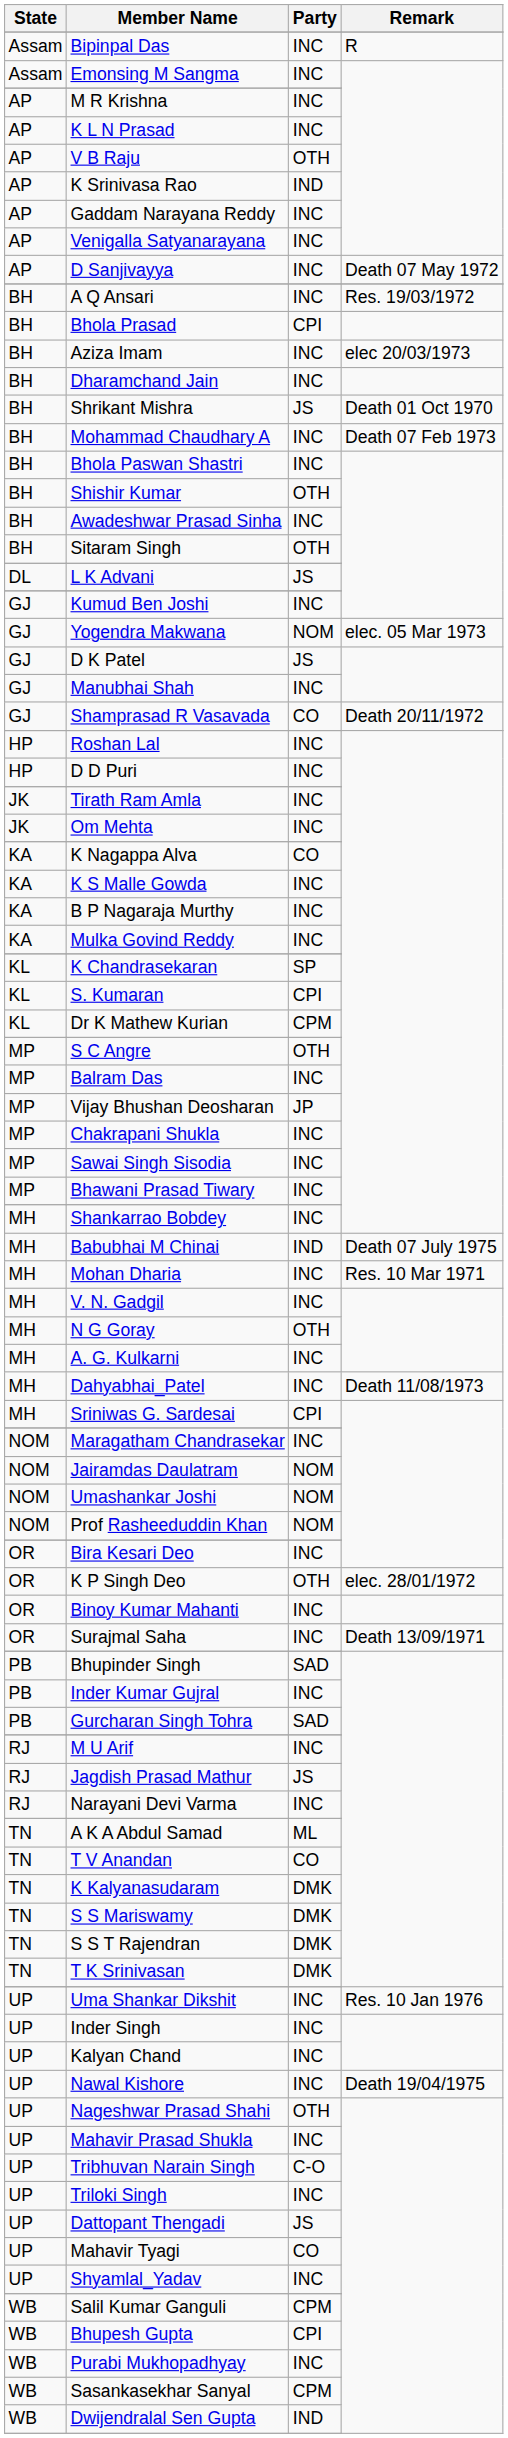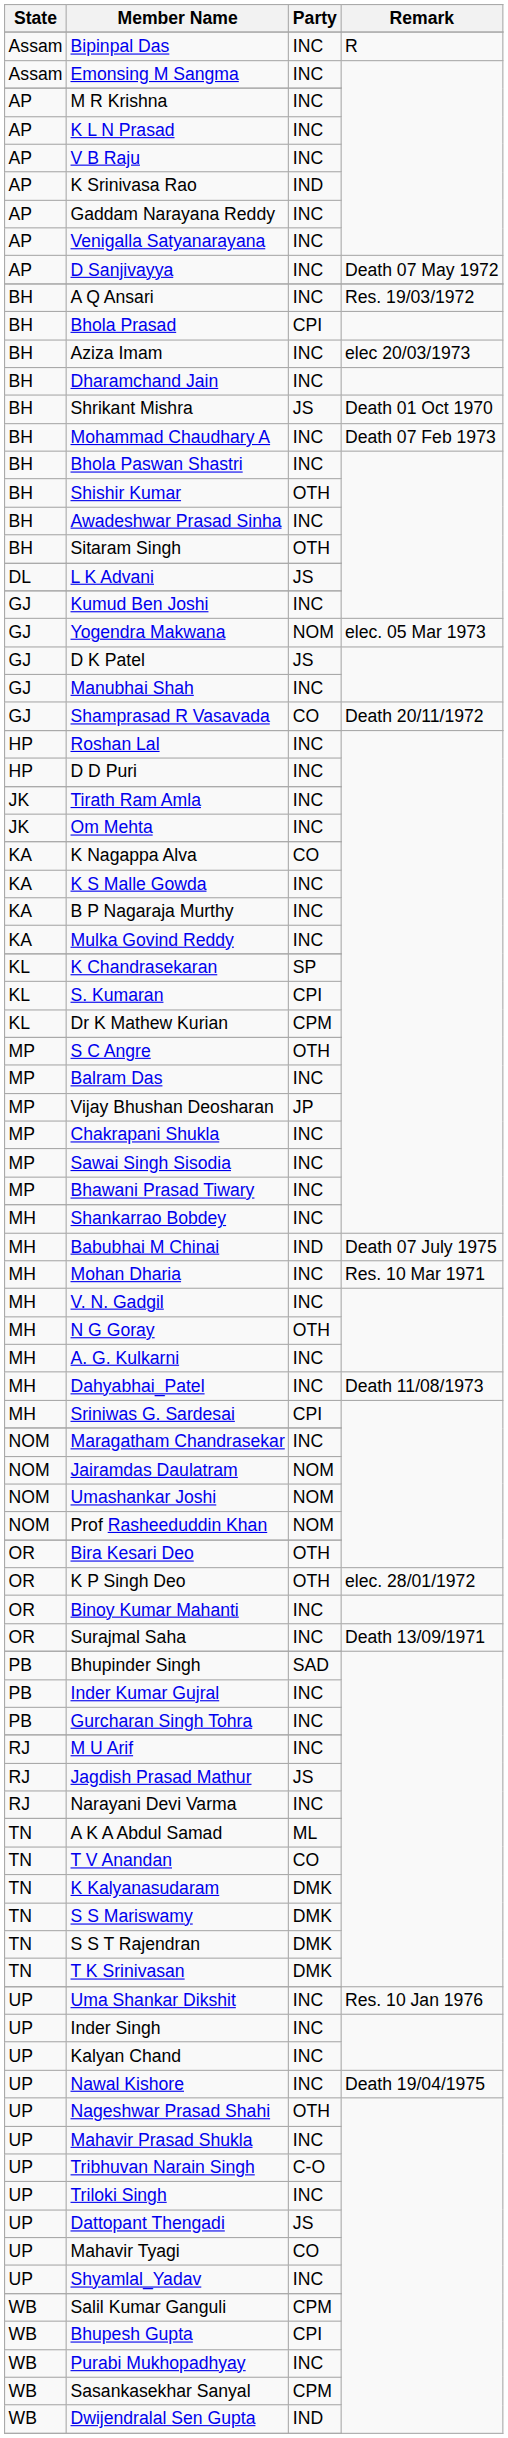(311, 158) OTH -> (308, 158) INC
(308, 1553) INC -> (311, 1553) OTH
(311, 1721) SAD -> (308, 1721) INC
